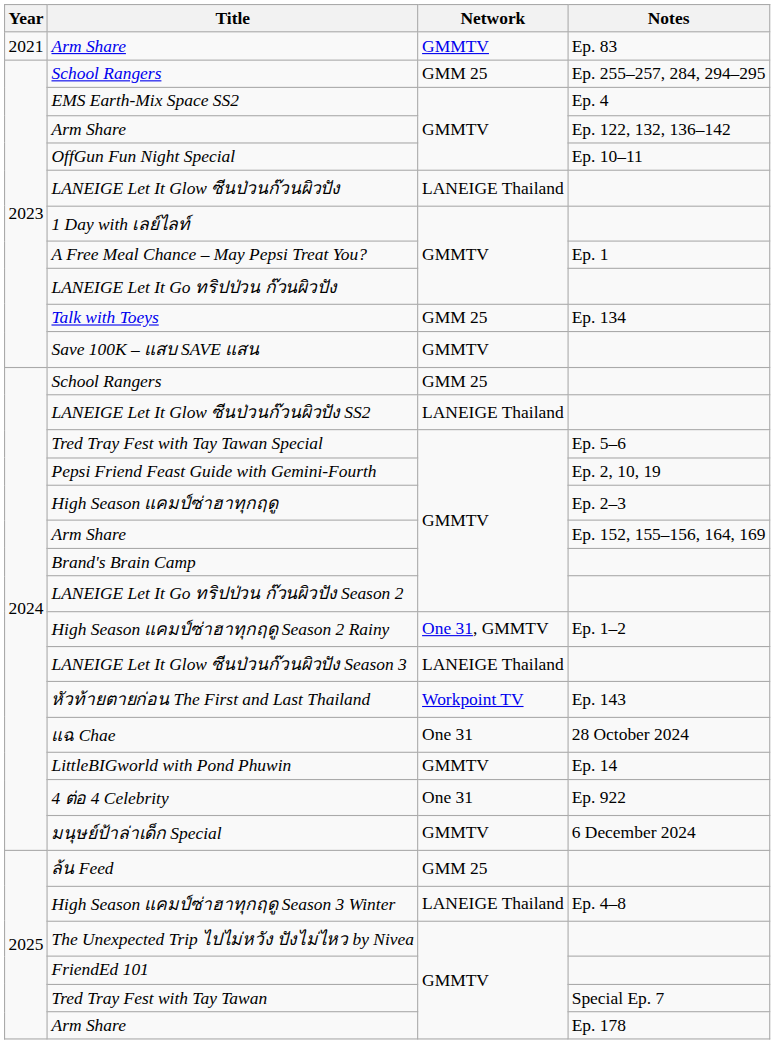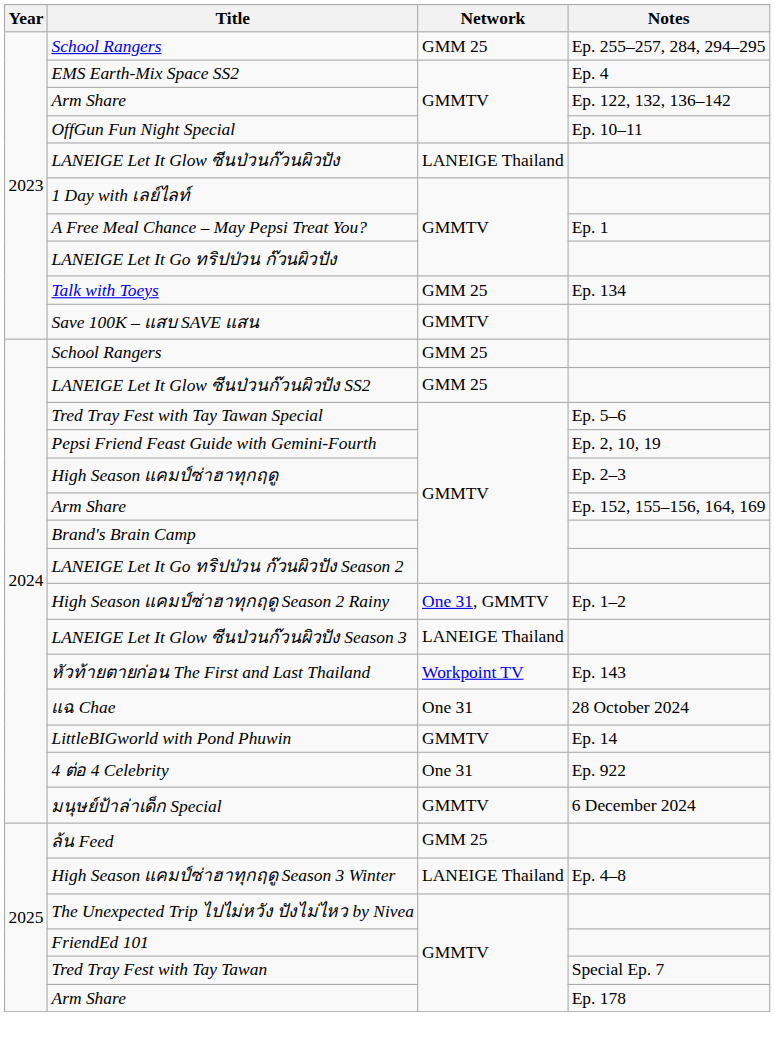- row: (89, 45)
(493, 412) LANEIGE Thailand -> (455, 384) GMM 25
